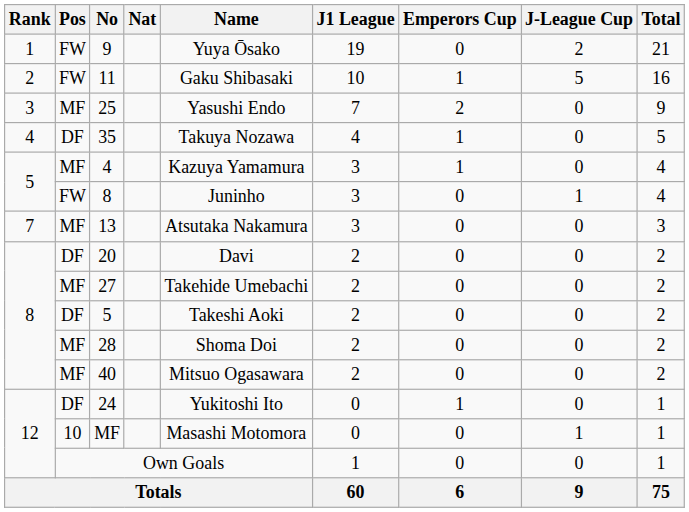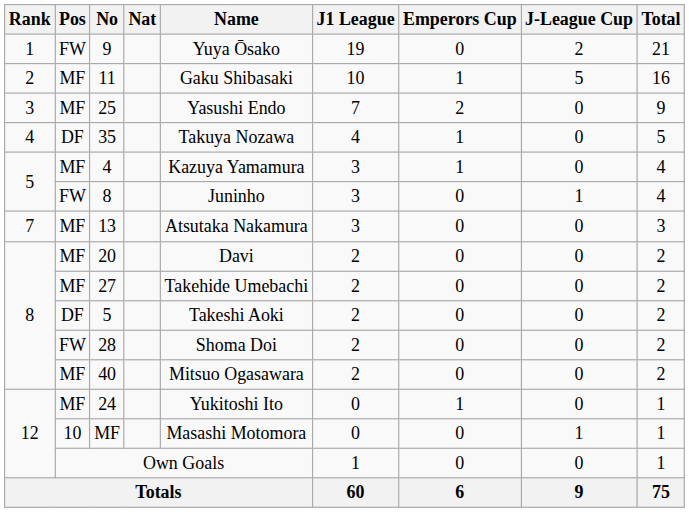(72, 78) FW -> (72, 78) MF
(72, 256) DF -> (72, 256) MF
(72, 344) MF -> (72, 344) FW
(72, 403) DF -> (72, 403) MF
